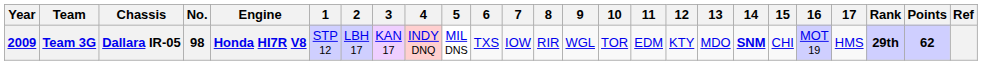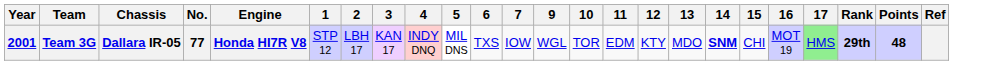- column: (548, 15)
(22, 43) 2009 -> (22, 43) 2001
(197, 43) 98 -> (197, 43) 77
(849, 43) no background -> (821, 43) lightgreen background
(927, 43) 62 -> (899, 43) 48
